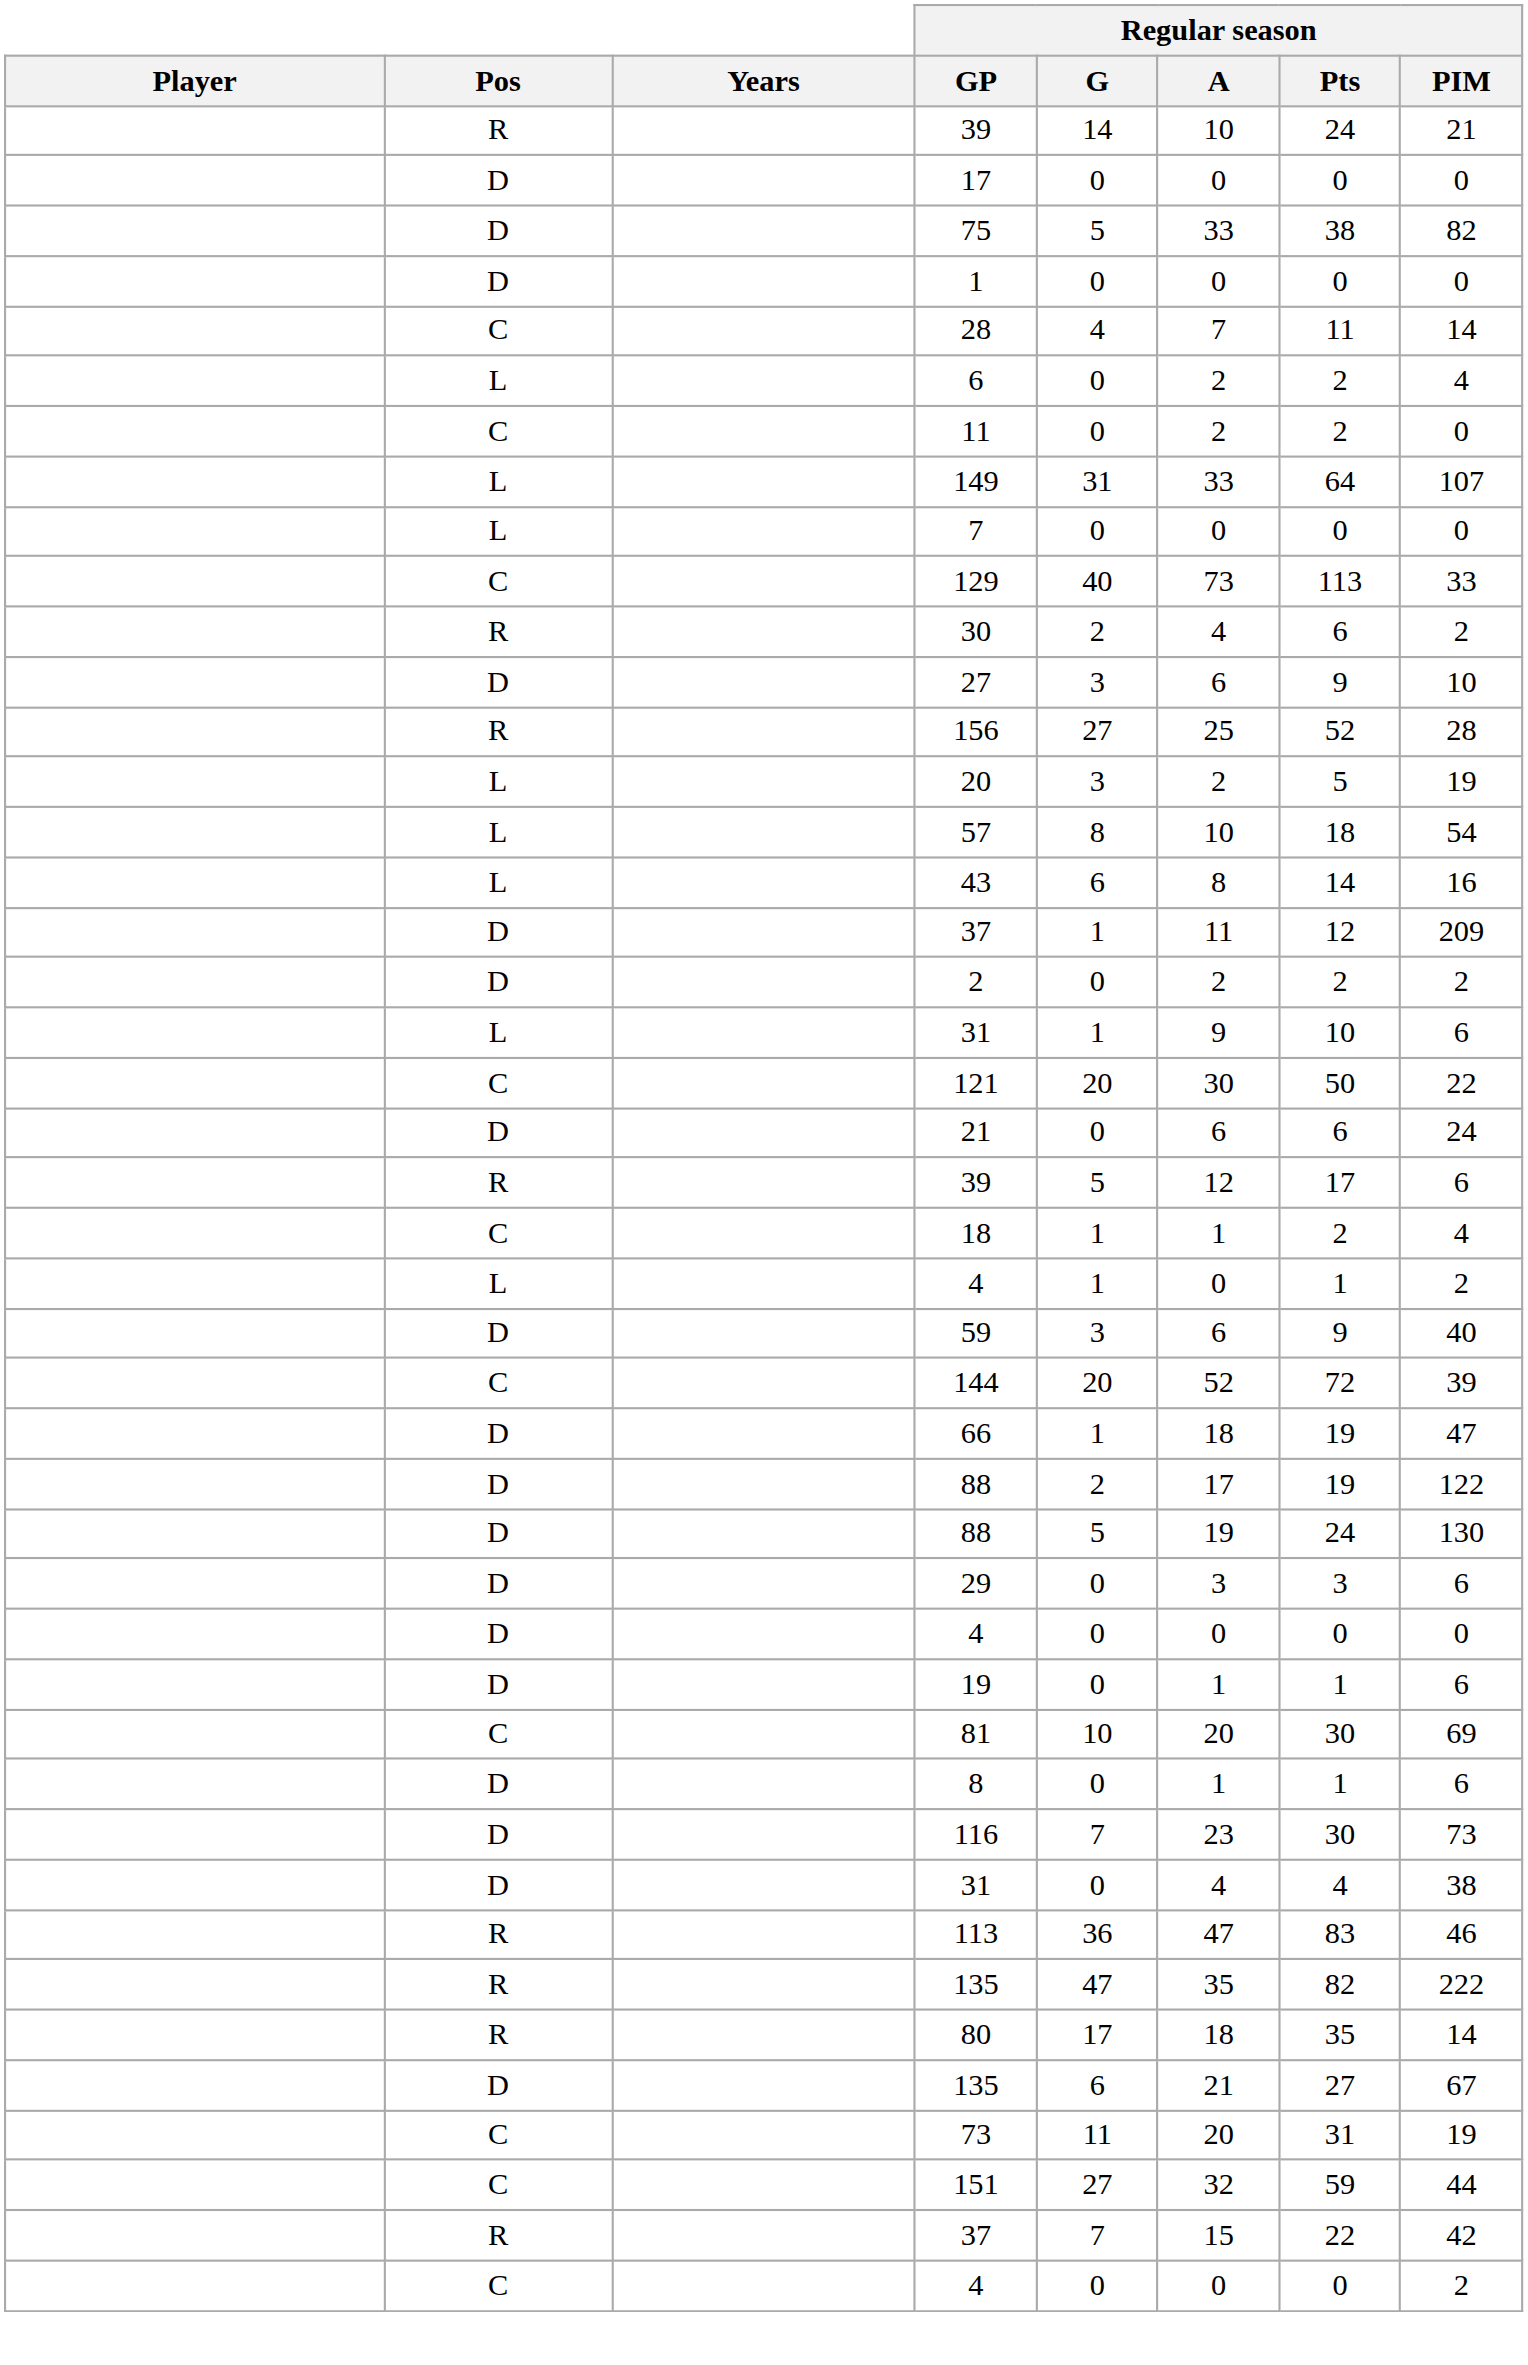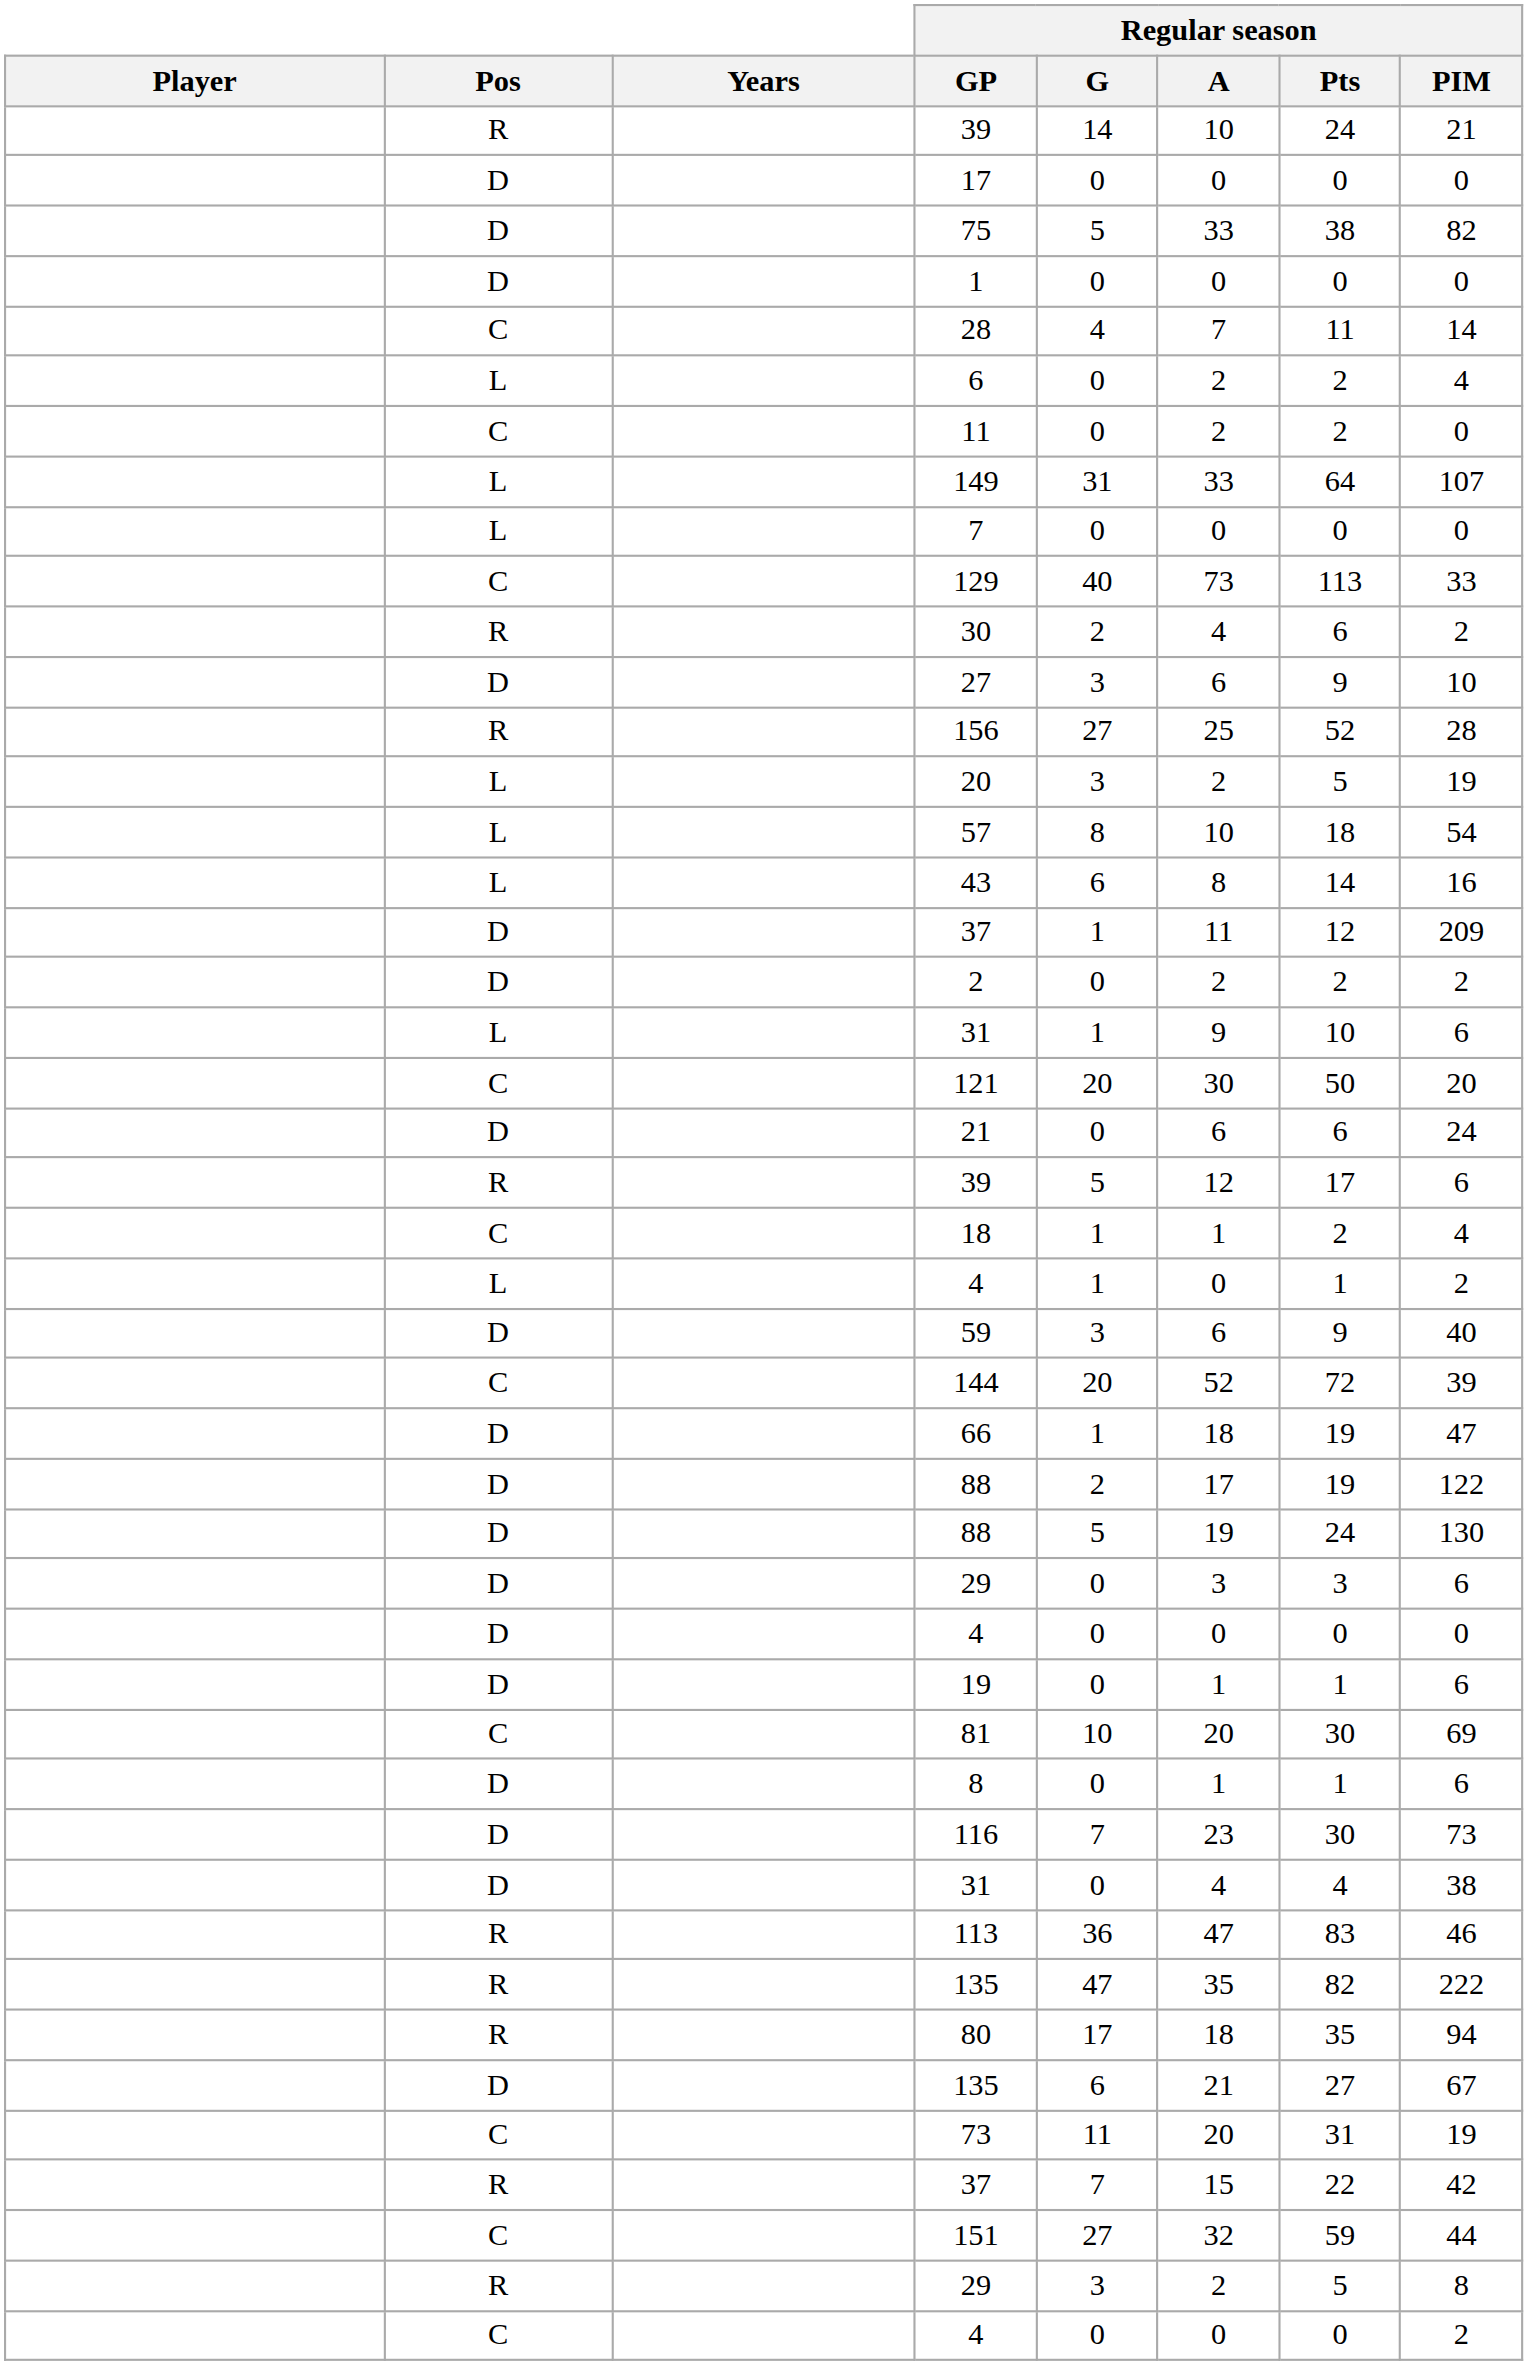(1461, 1082) 22 -> (1461, 1082) 20
(1461, 2034) 14 -> (1461, 2034) 94
rows swapped: (498, 2234) <-> (498, 2184)
+ row: (498, 2285)
